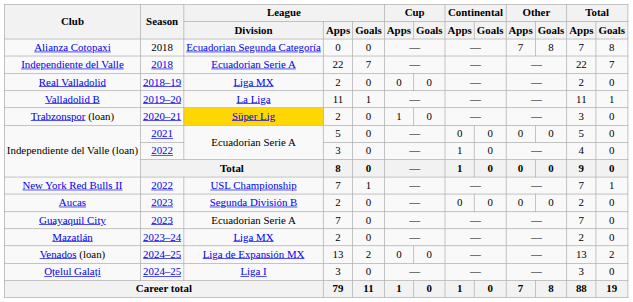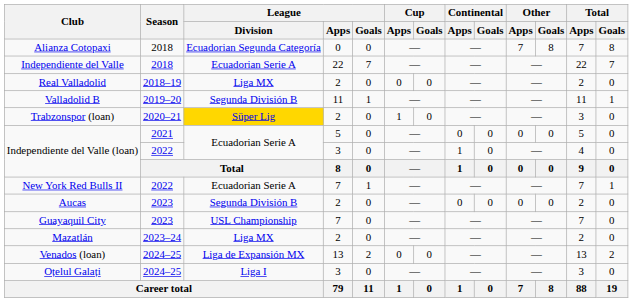(254, 99) La Liga -> (254, 99) Segunda División B
(254, 185) USL Championship -> (254, 185) Ecuadorian Serie A
(254, 220) Ecuadorian Serie A -> (254, 220) USL Championship
